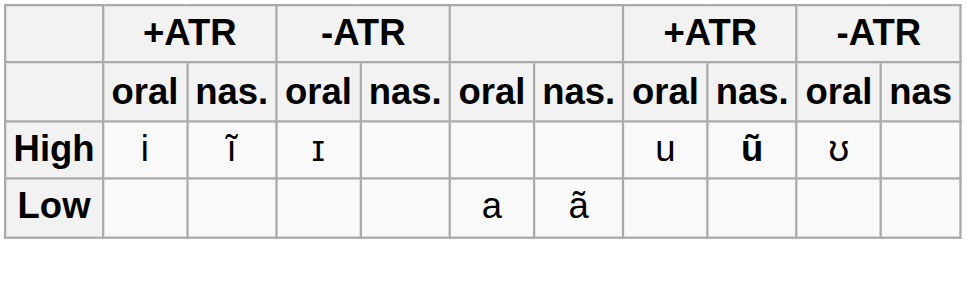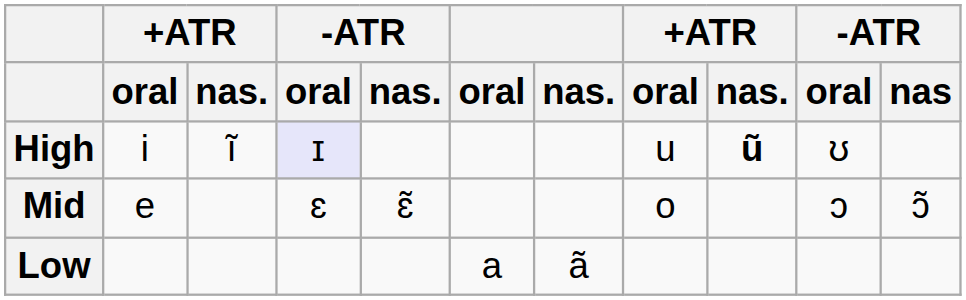(318, 149) no background -> (318, 149) lavender background
+ row: (54, 206)
